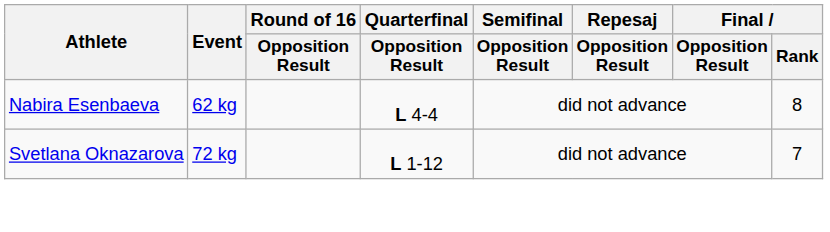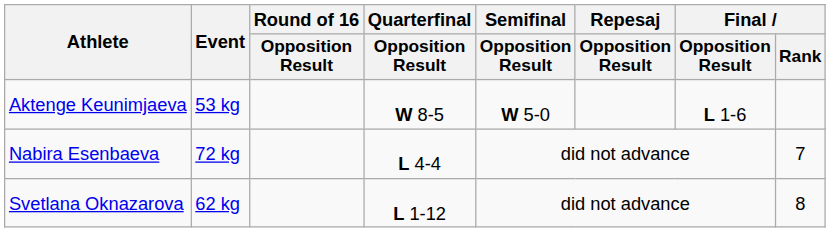+ row: (98, 105)
(215, 105) 62 kg -> (218, 154) 72 kg
(797, 105) 8 -> (800, 154) 7
(215, 154) 72 kg -> (218, 203) 62 kg
(797, 154) 7 -> (800, 203) 8
